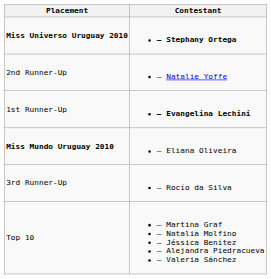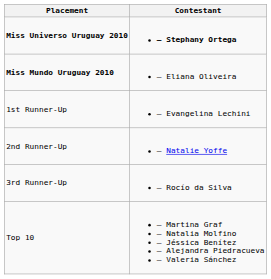rows swapped: (60, 146) <-> (37, 73)
(198, 114) bold -> (198, 114) normal
